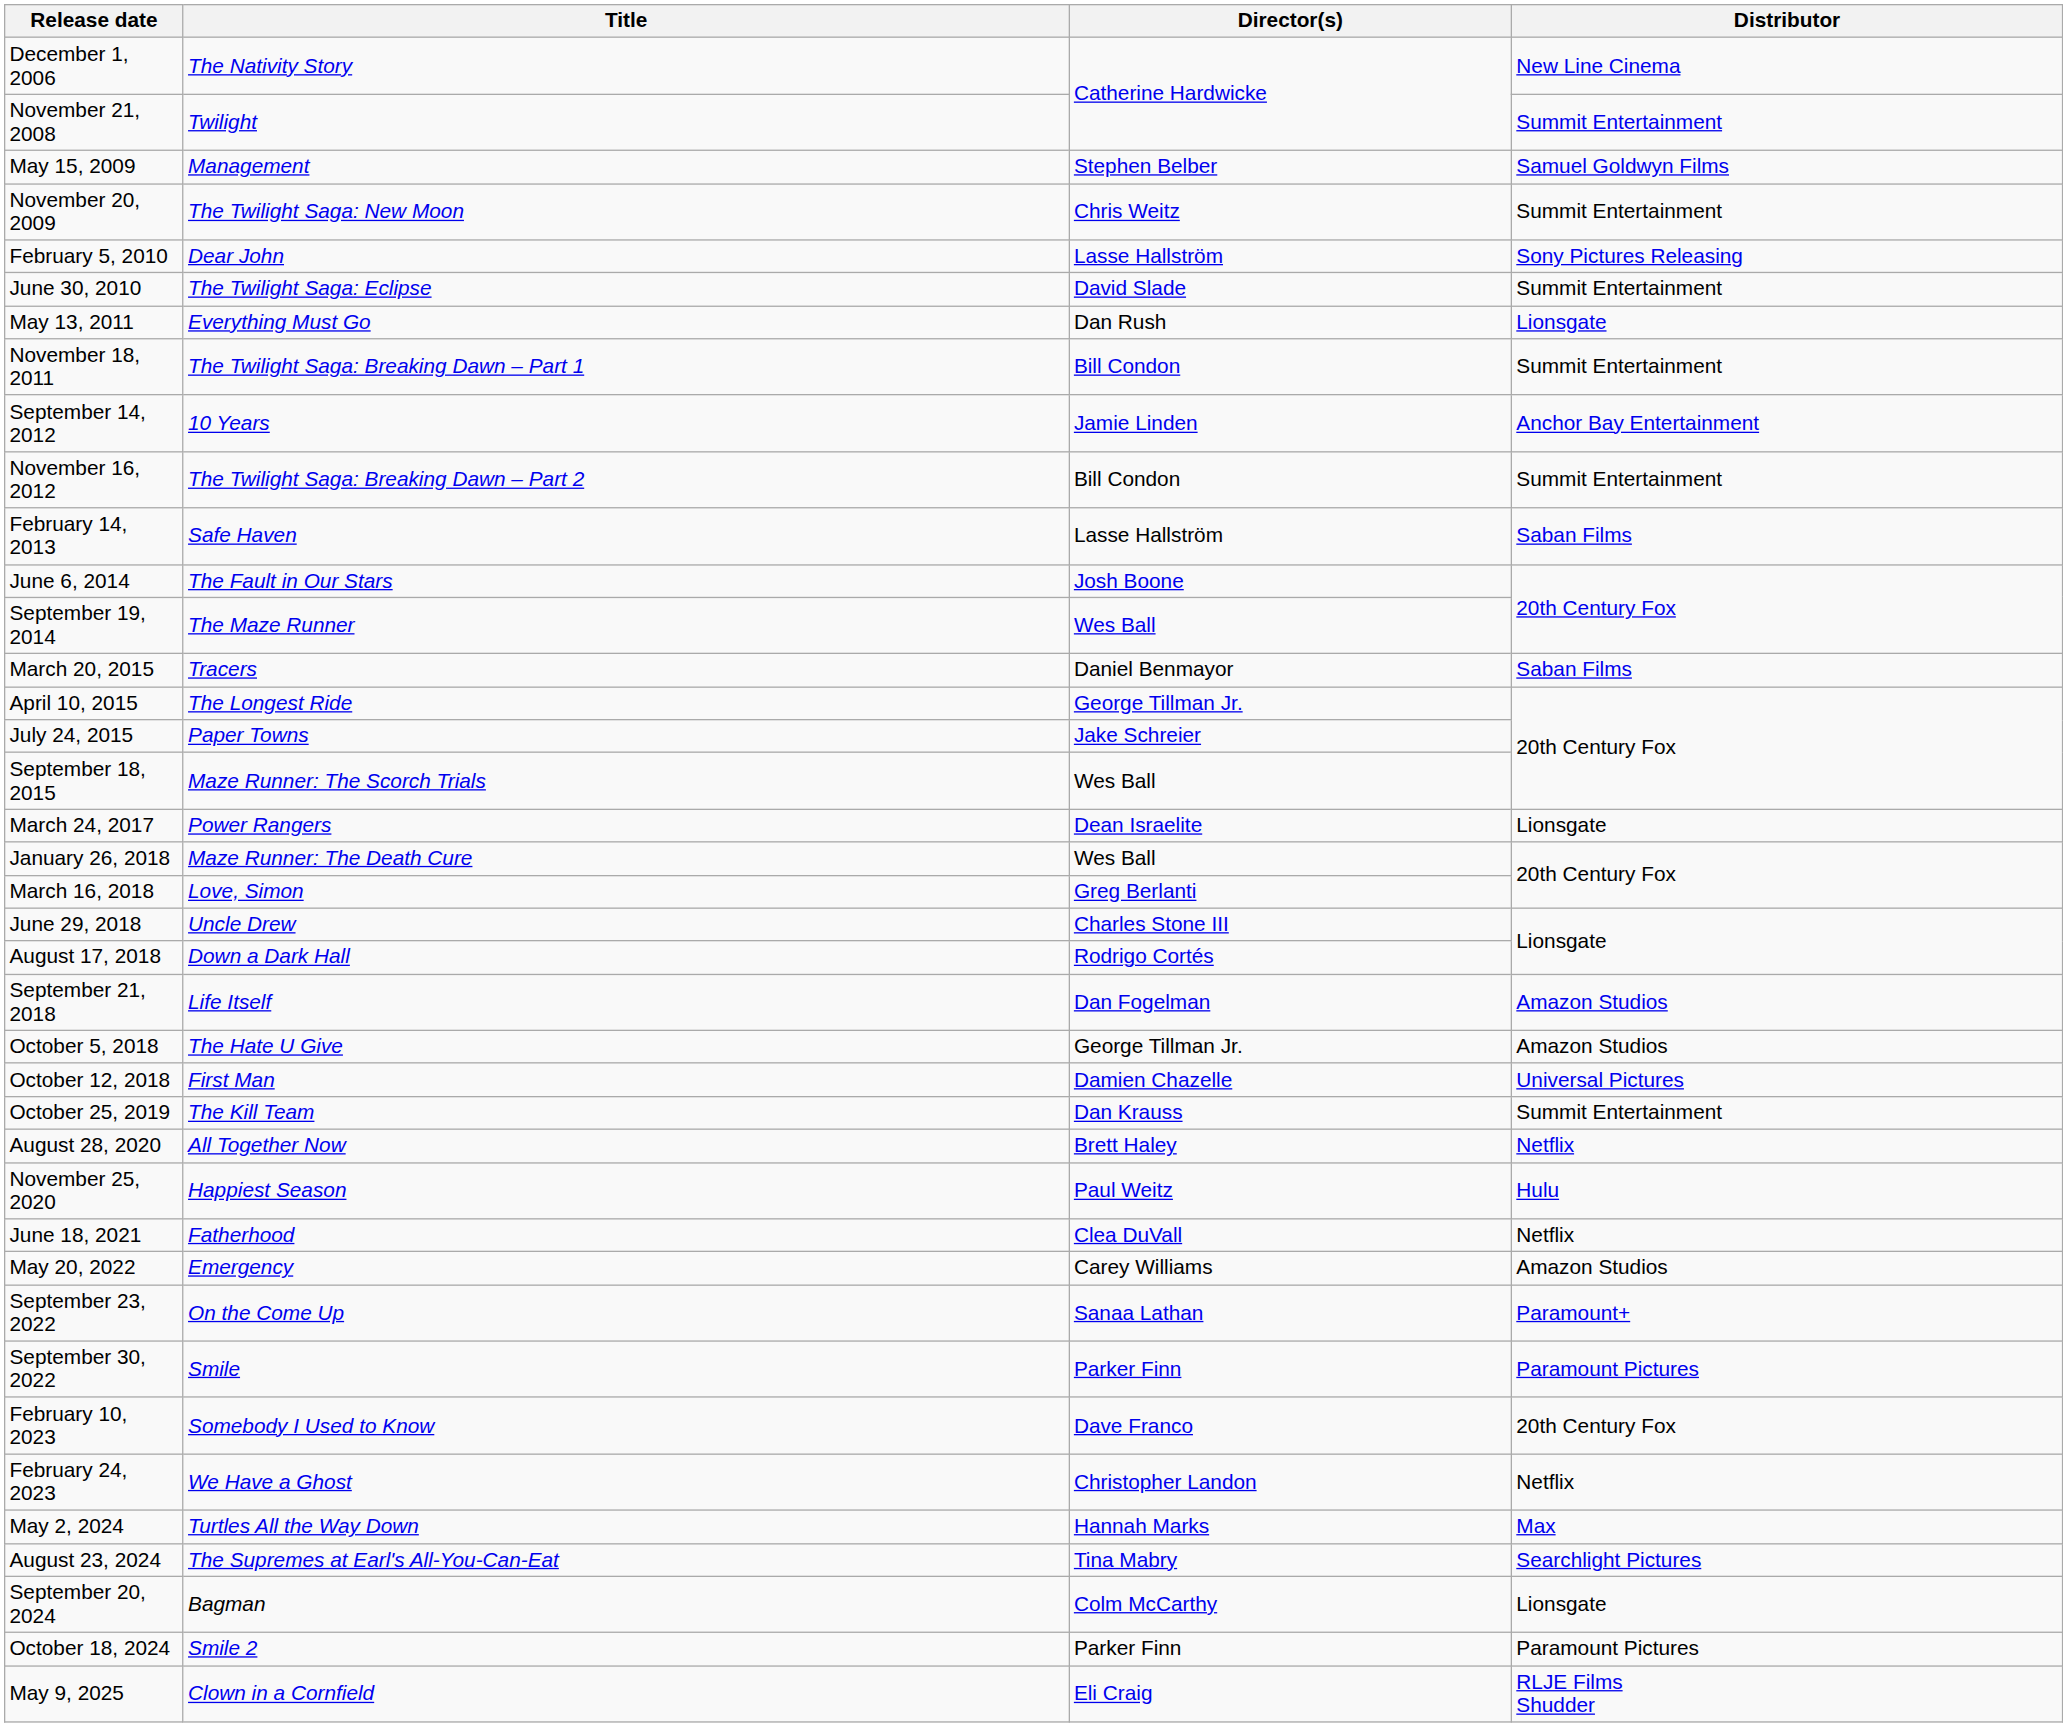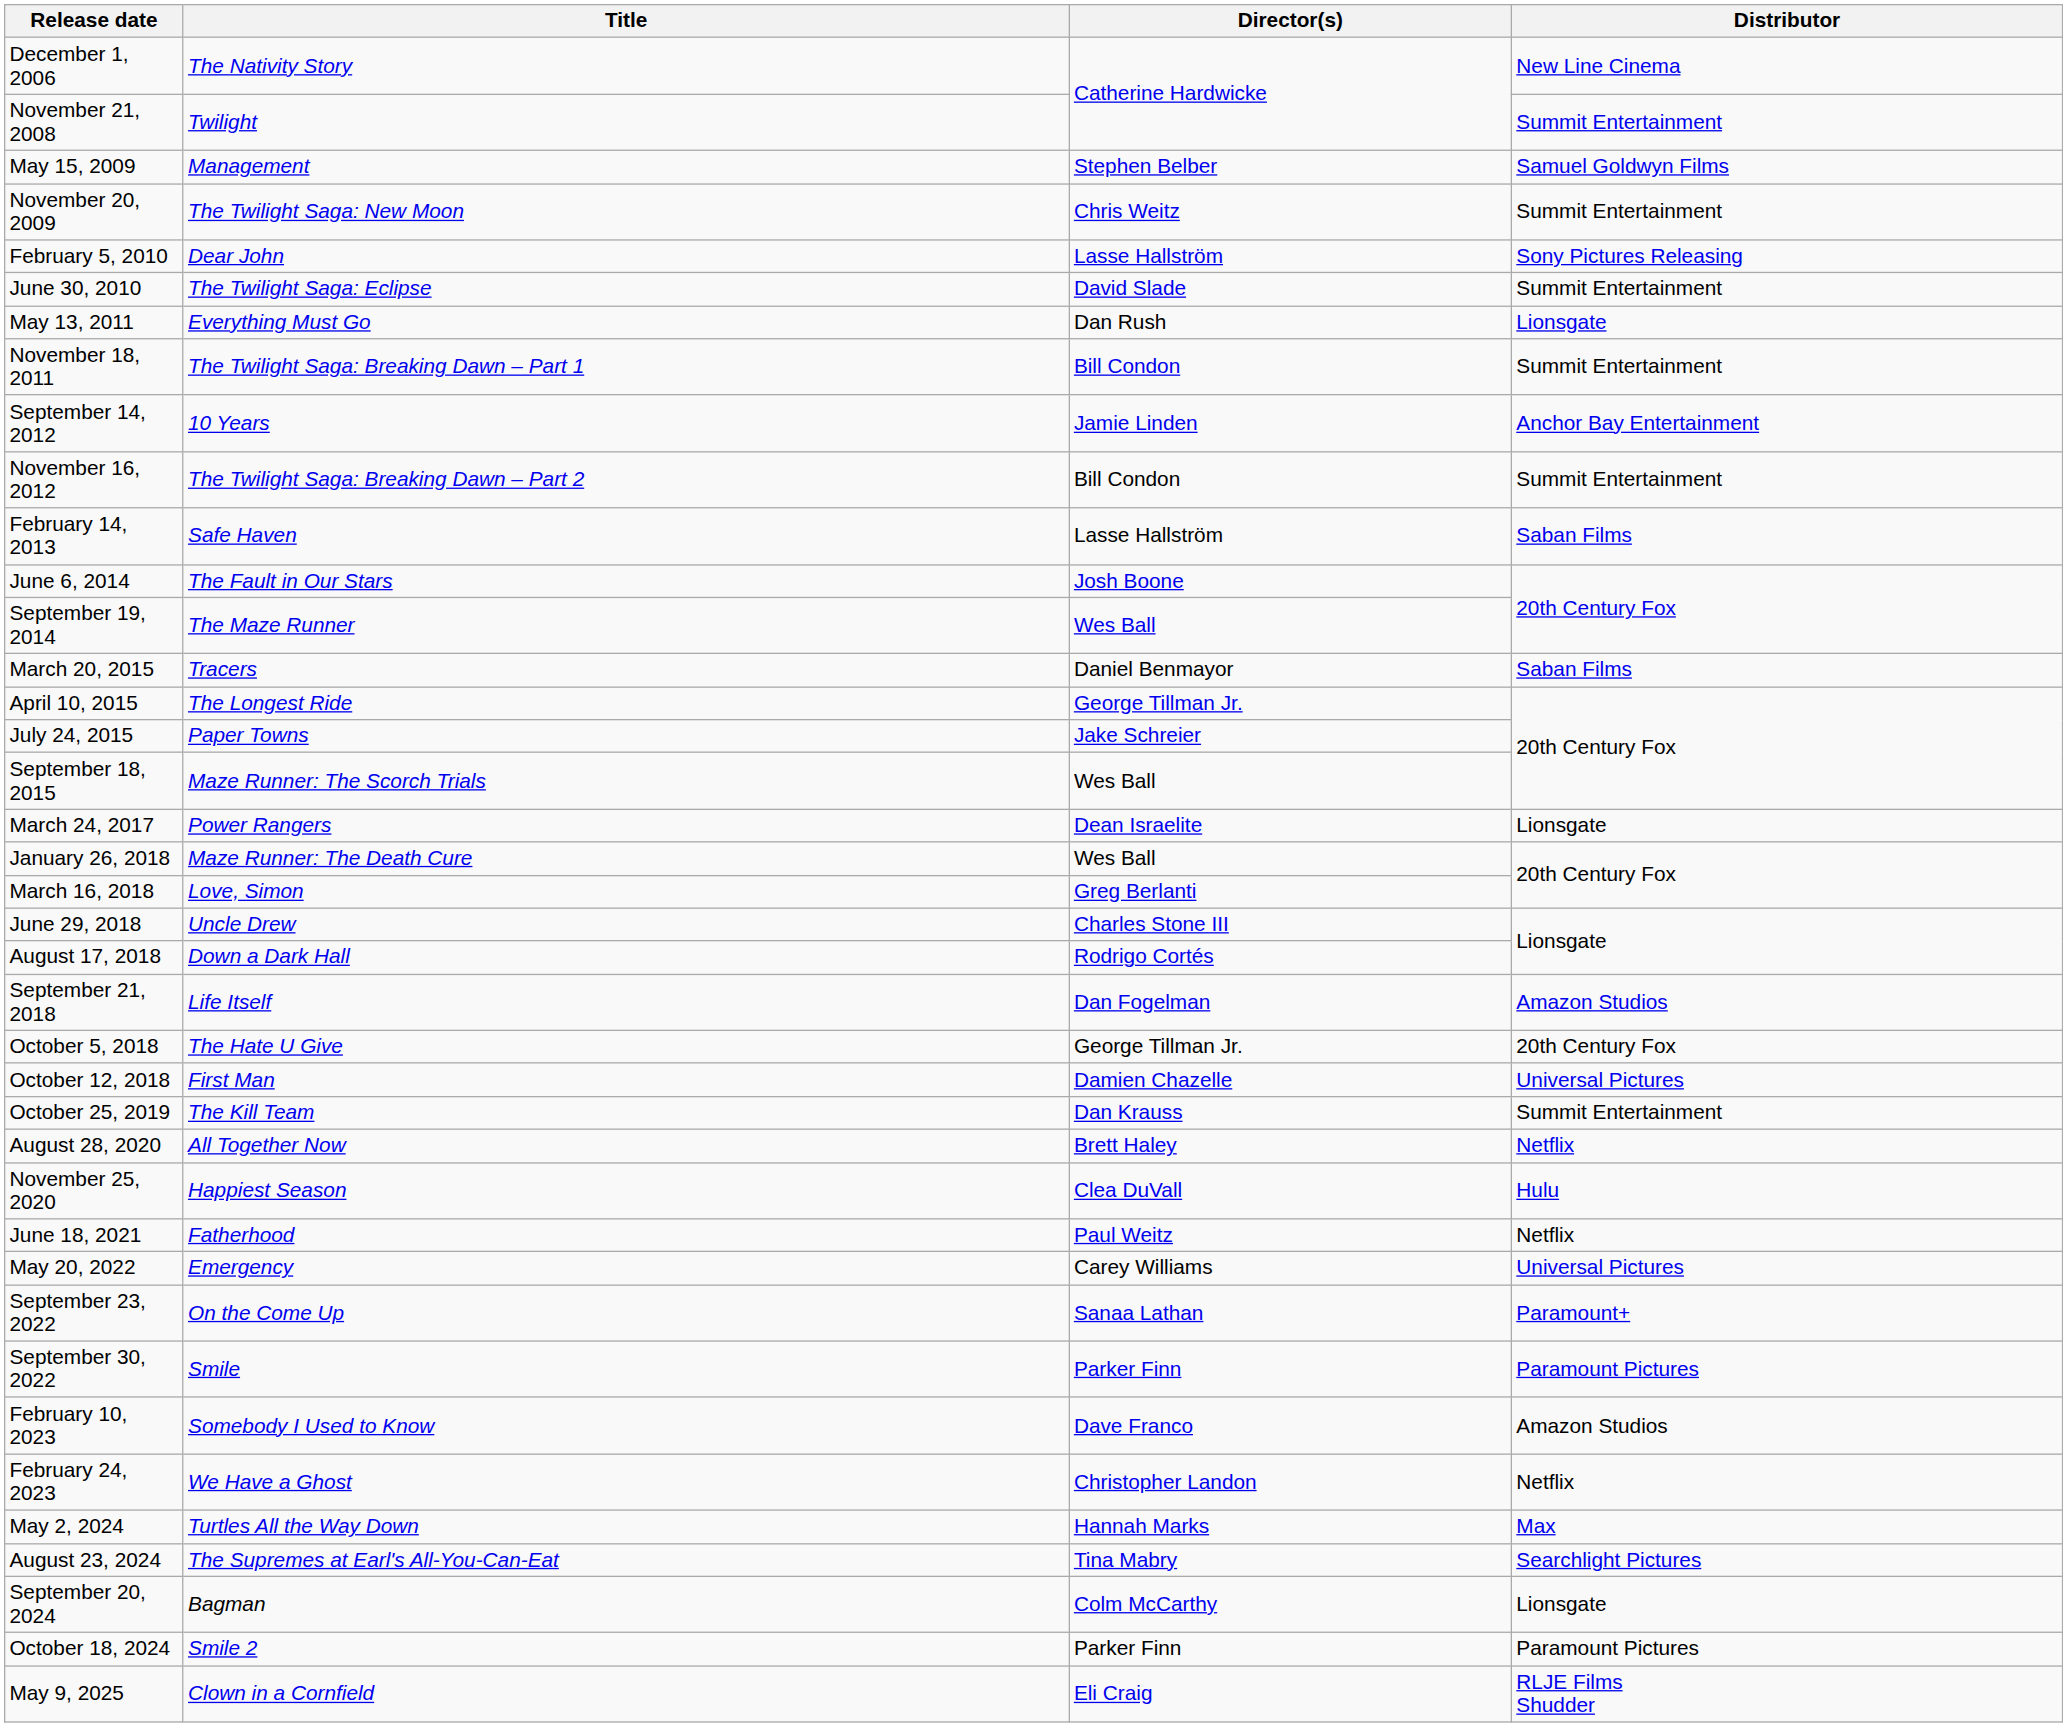(1592, 1046) Amazon Studios -> (1596, 1046) 20th Century Fox
(1123, 1190) Paul Weitz -> (1128, 1190) Clea DuVall
(1128, 1235) Clea DuVall -> (1123, 1235) Paul Weitz
(1592, 1268) Amazon Studios -> (1600, 1268) Universal Pictures
(1596, 1425) 20th Century Fox -> (1592, 1425) Amazon Studios
